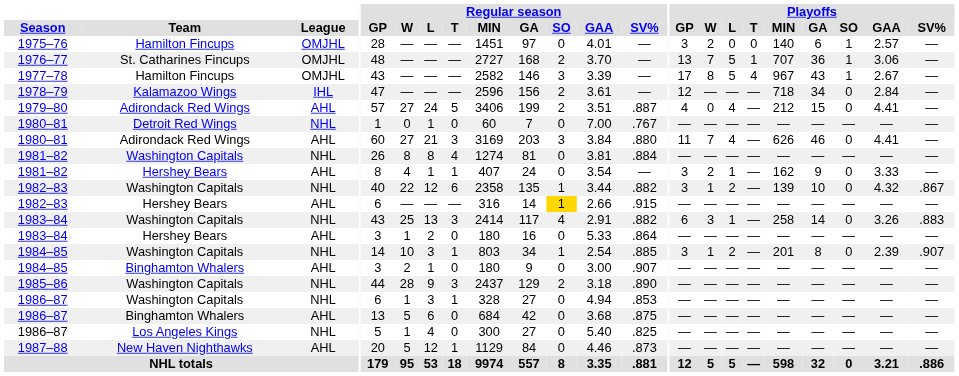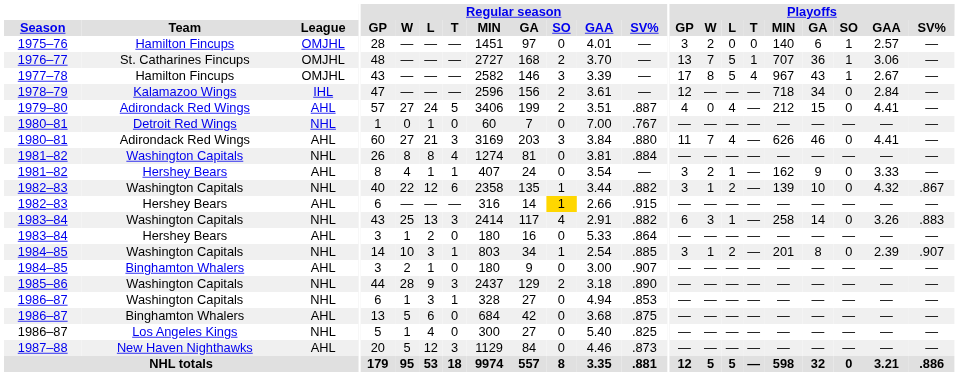(455, 348) 1 -> (455, 348) 3
